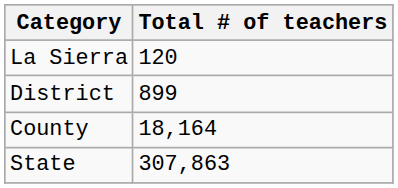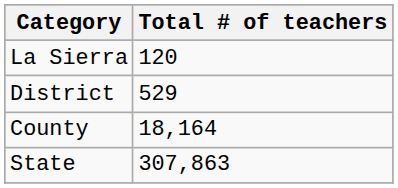(158, 94) 899 -> (158, 94) 529
